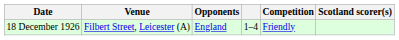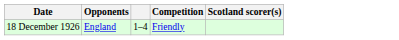- column: (137, 12)
